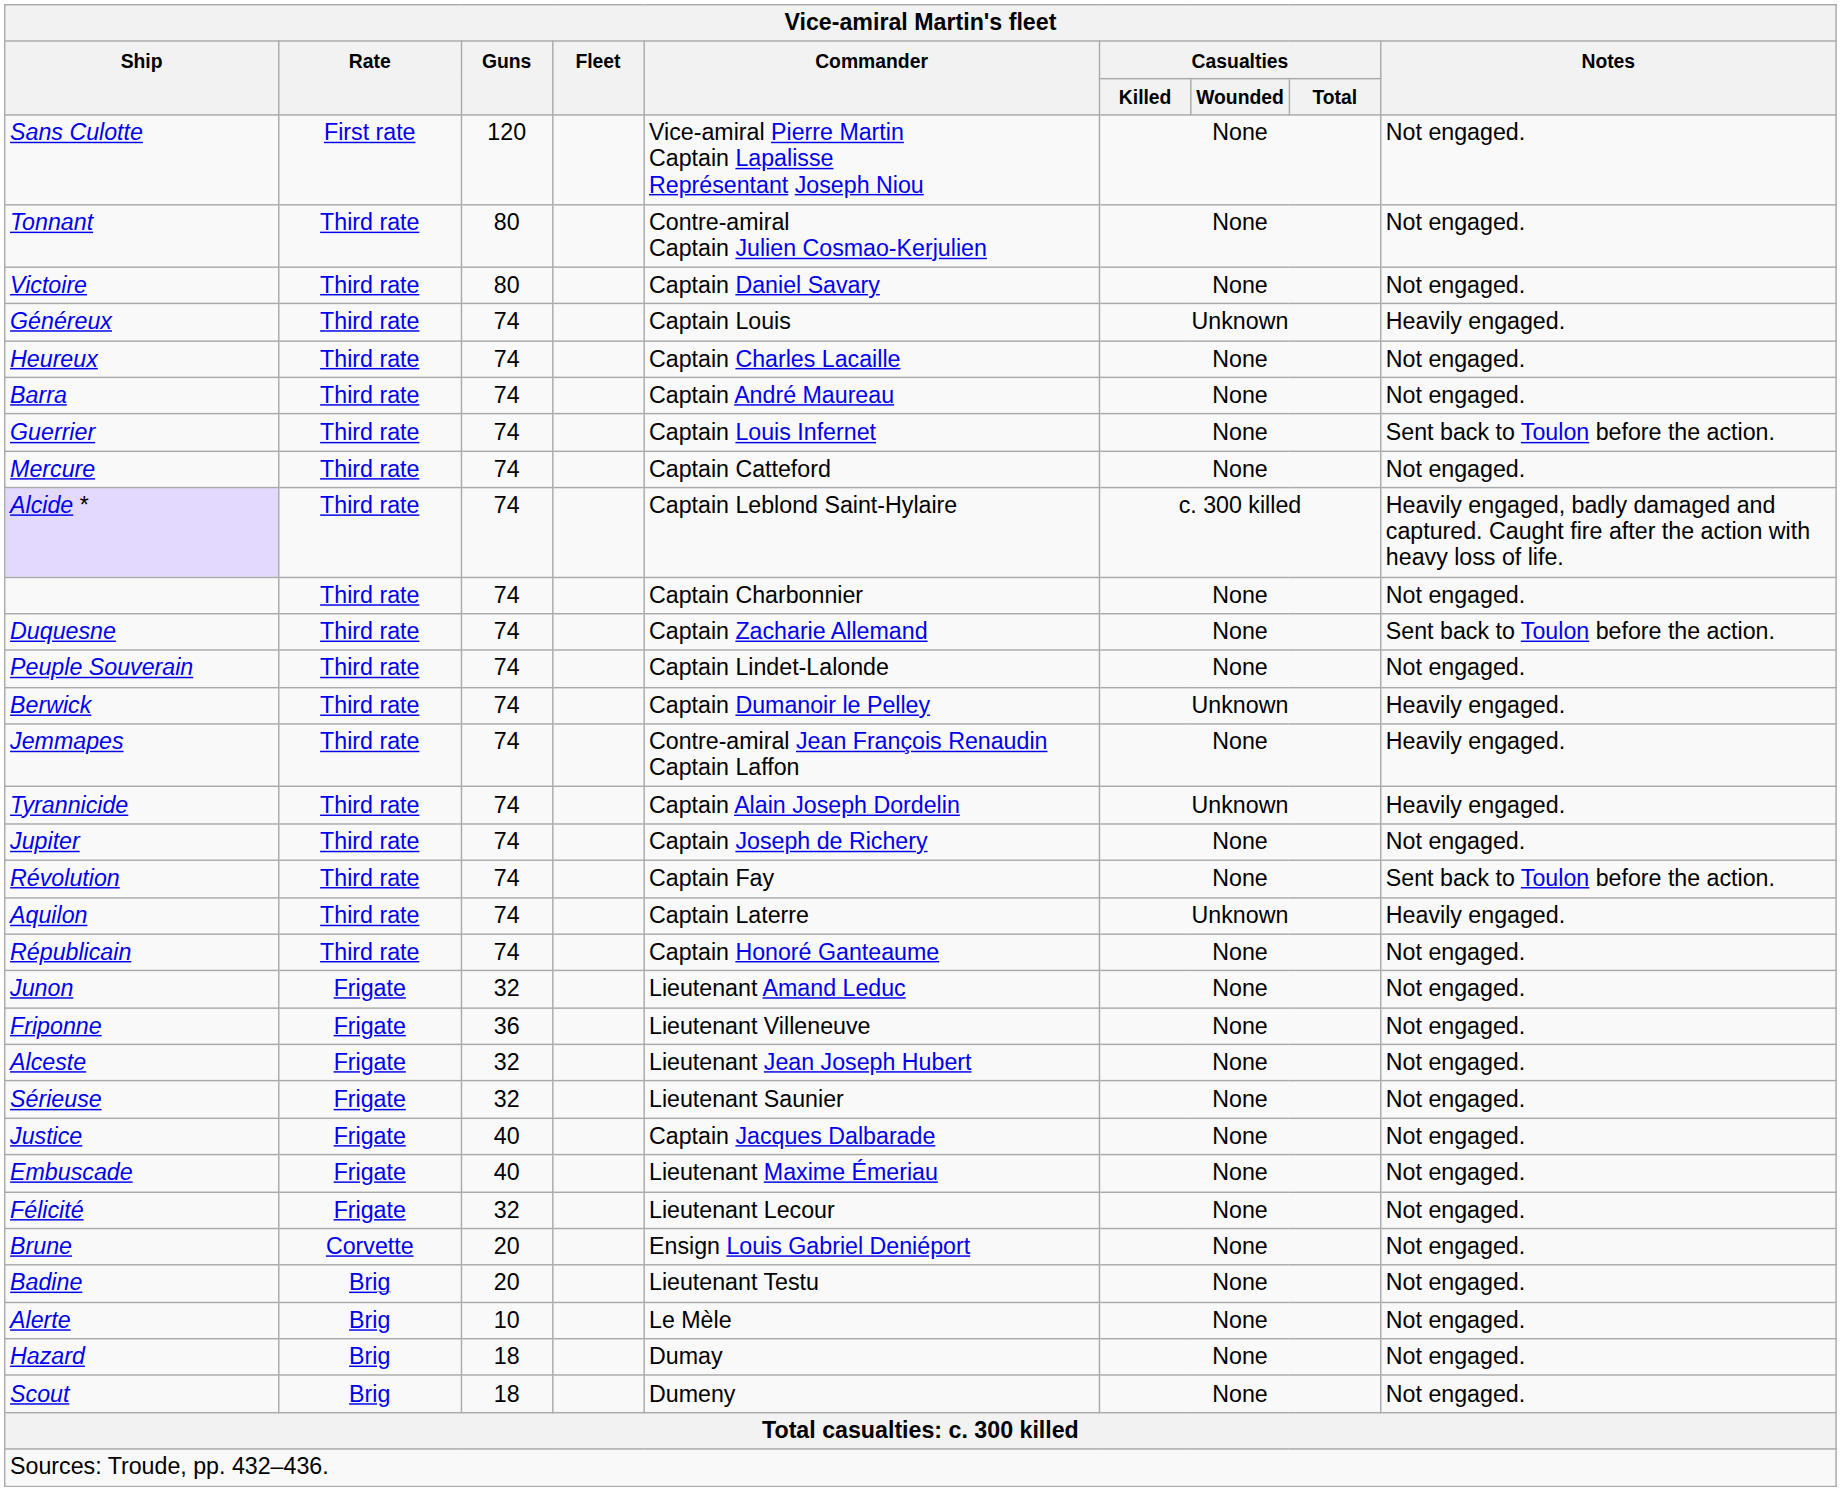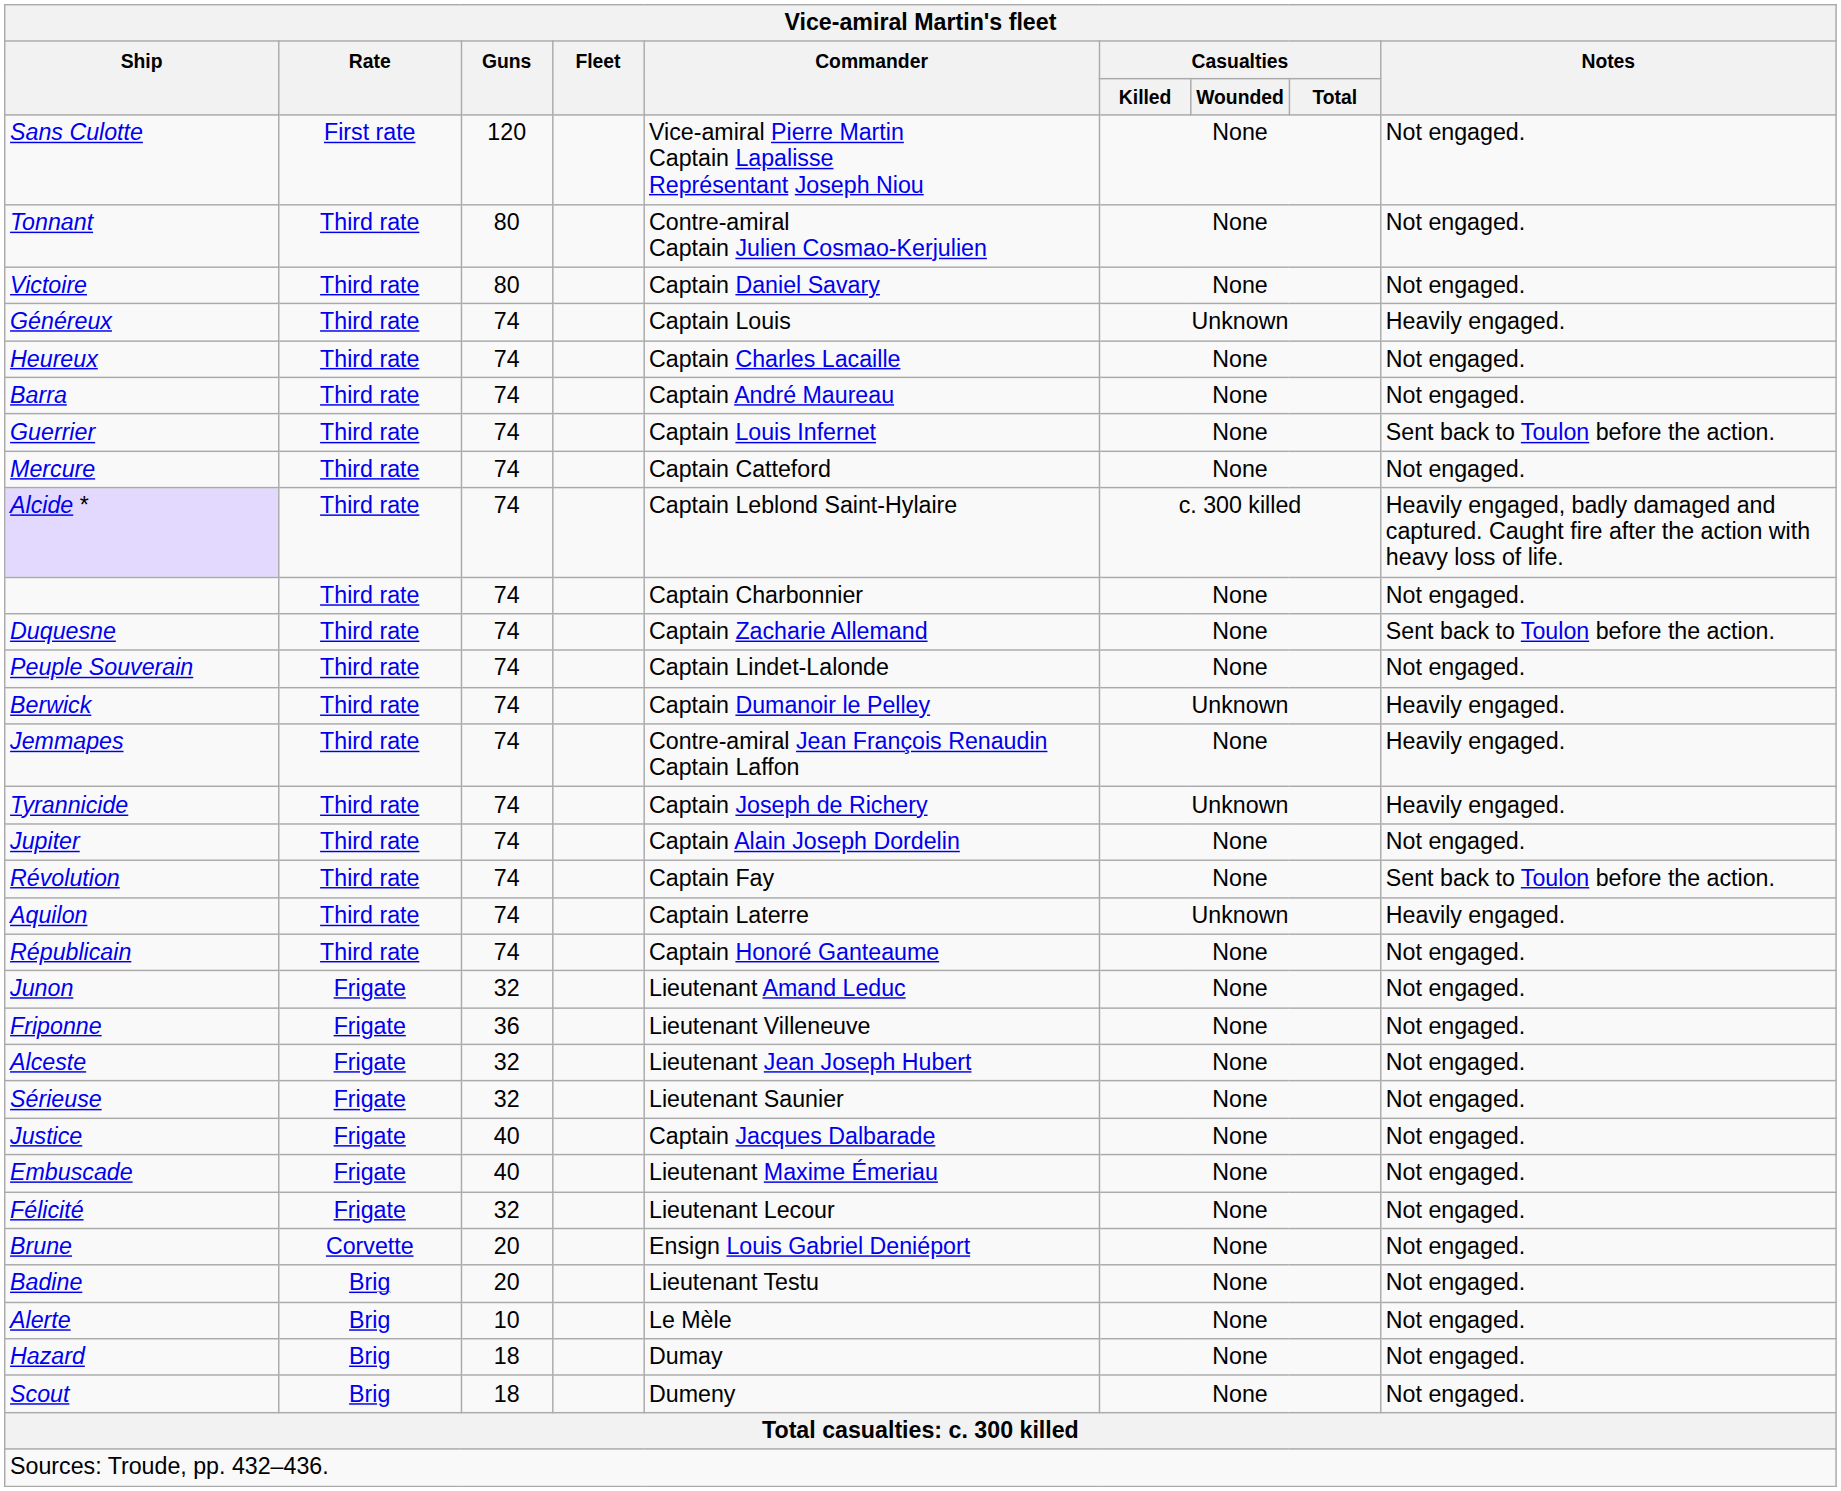(804, 804) Captain Alain Joseph Dordelin -> (788, 804) Captain Joseph de Richery
(788, 841) Captain Joseph de Richery -> (804, 841) Captain Alain Joseph Dordelin
